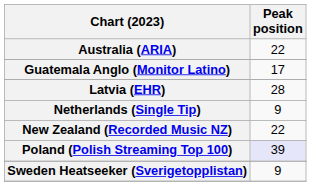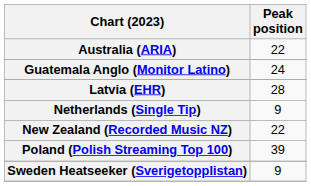(278, 69) 17 -> (278, 69) 24
(278, 150) lavender background -> (278, 150) no background
